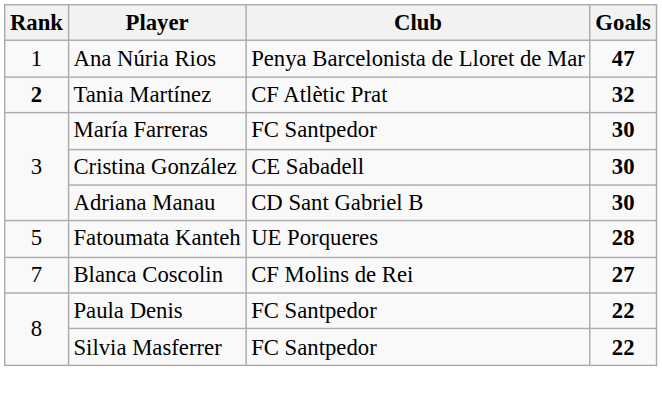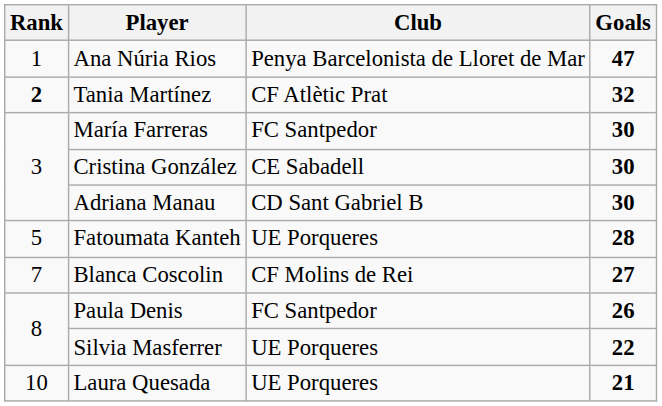(623, 310) 22 -> (623, 310) 26
(314, 346) FC Santpedor -> (315, 346) UE Porqueres
+ row: (142, 382)
